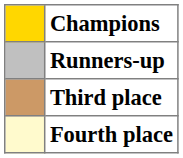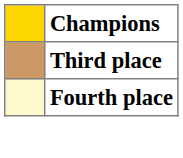- row: (107, 60)
